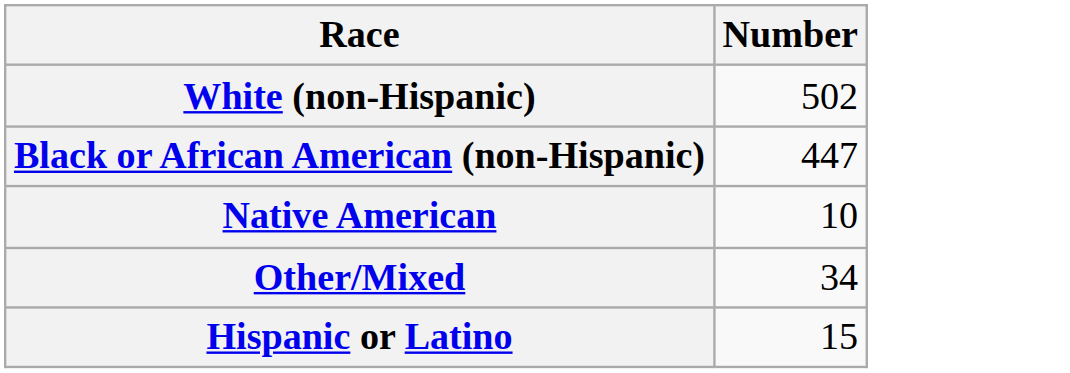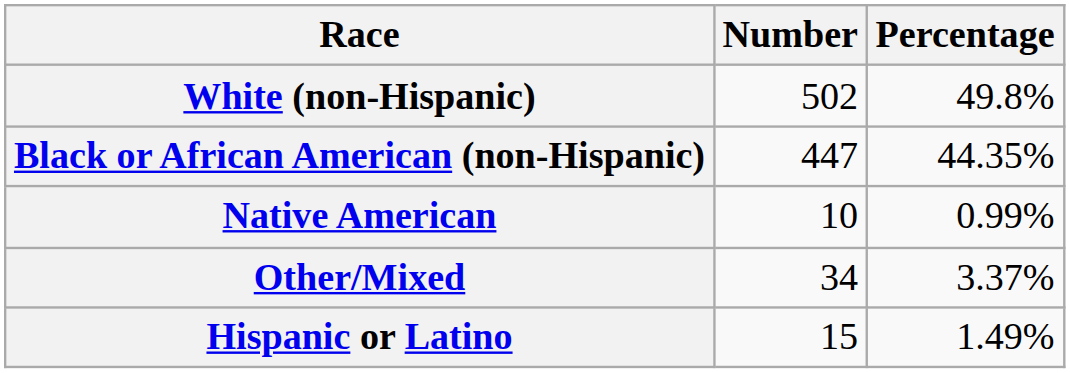+ column: (965, 34)
